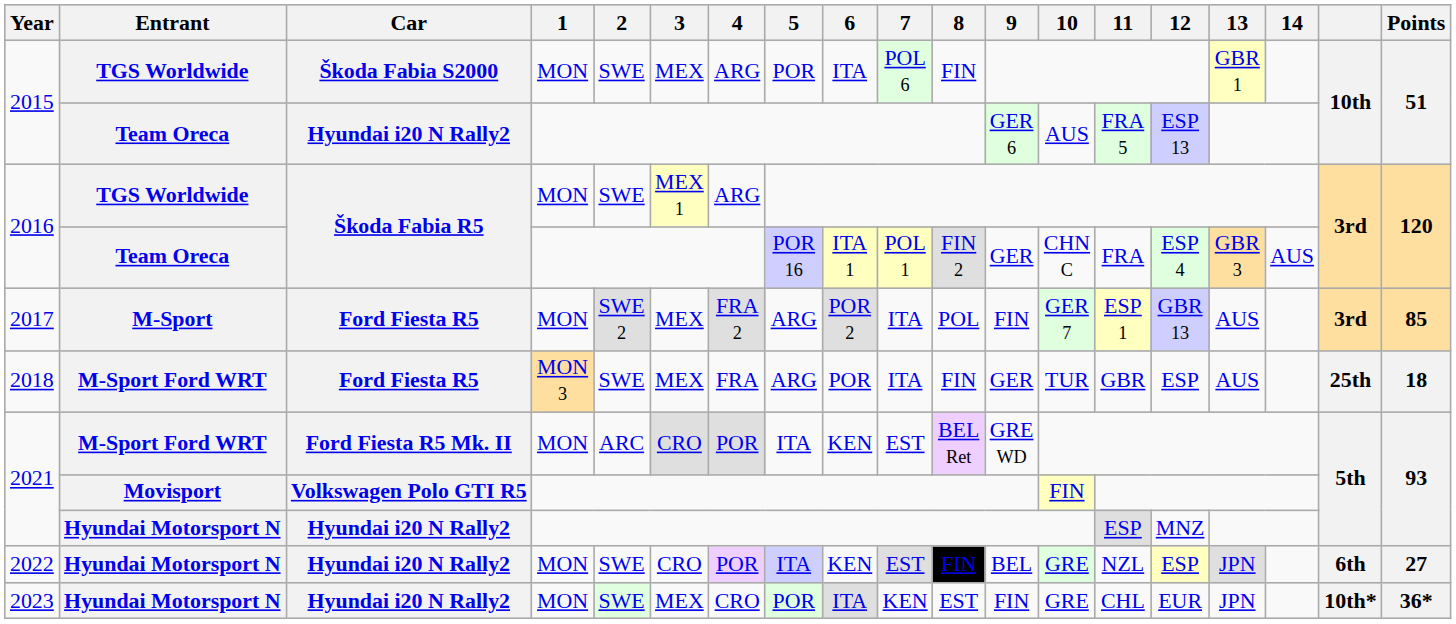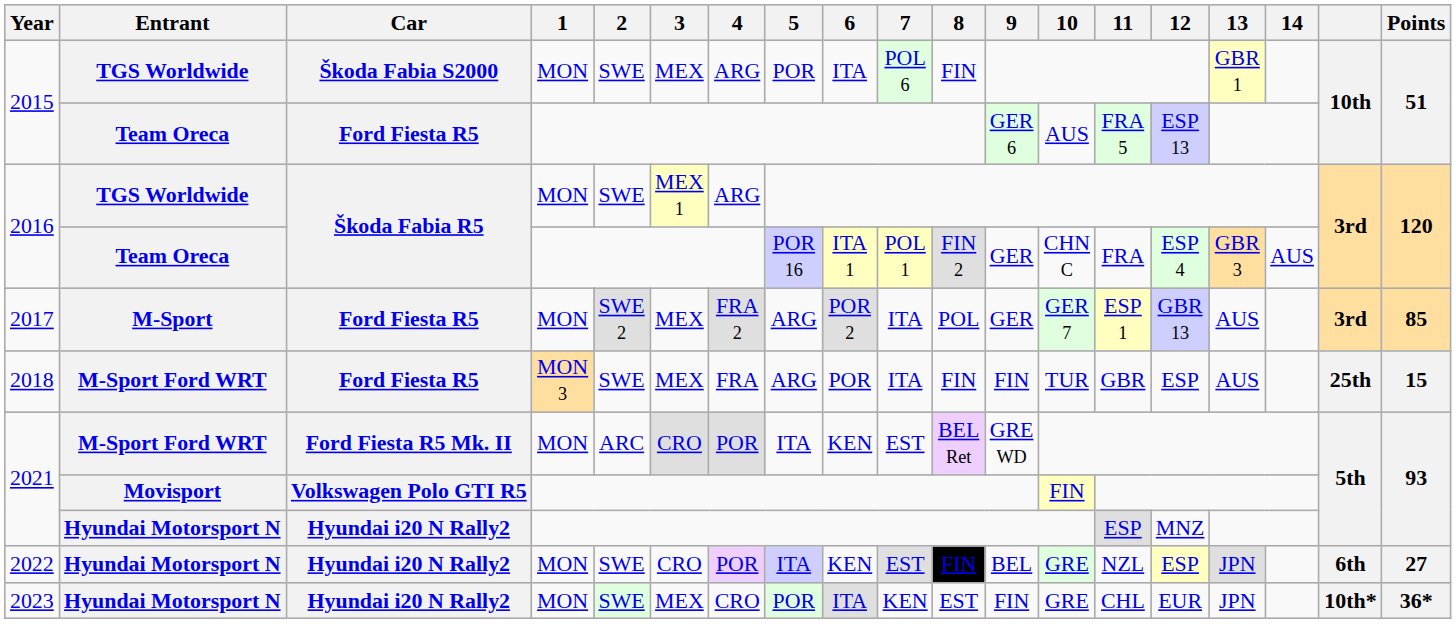(409, 133) Hyundai i20 N Rally2 -> (409, 133) Ford Fiesta R5
(1012, 318) FIN -> (1012, 318) GER
(1012, 380) GER -> (1012, 380) FIN
(1416, 380) 18 -> (1416, 380) 15
